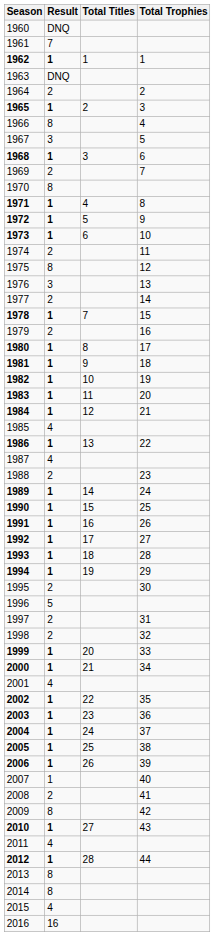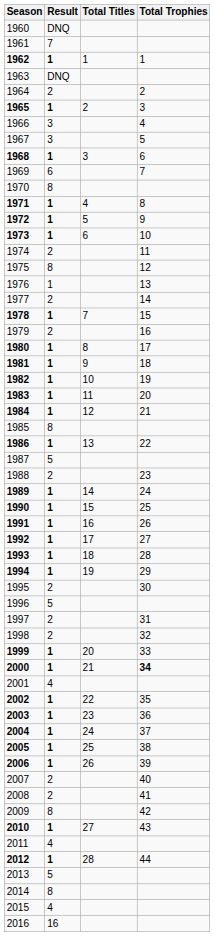(50, 124) 8 -> (50, 124) 3
(50, 172) 2 -> (50, 172) 6
(50, 284) 3 -> (50, 284) 1
(50, 428) 4 -> (50, 428) 8
(50, 460) 4 -> (50, 460) 5
(145, 667) normal -> (145, 667) bold
(50, 779) 1 -> (50, 779) 2
(50, 875) 8 -> (50, 875) 5
